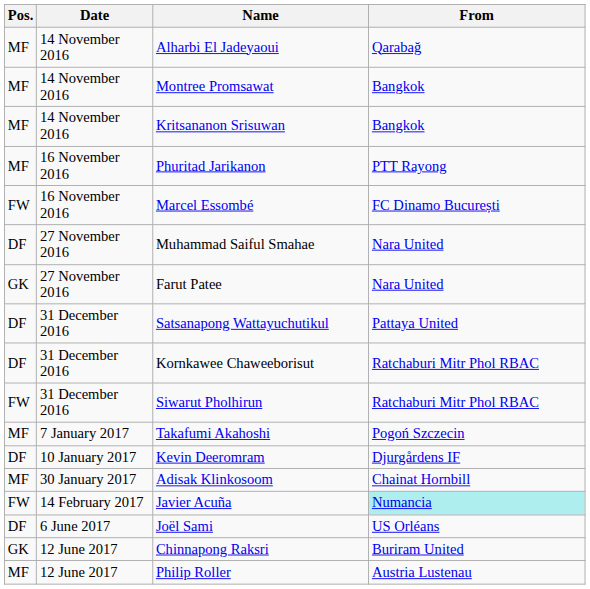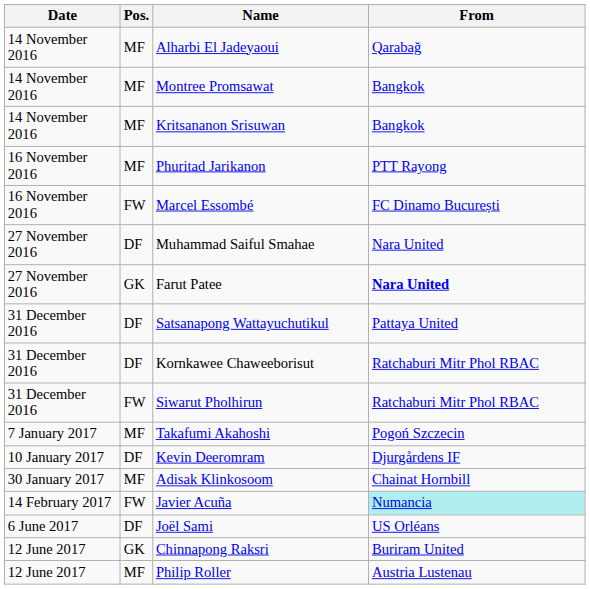columns swapped: (95, 16) <-> (21, 16)
(408, 284) normal -> (411, 284) bold
